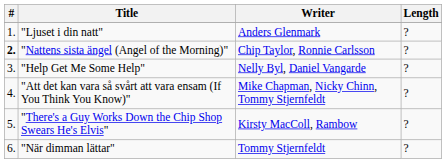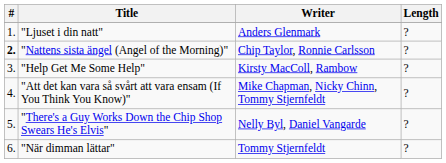(302, 68) Nelly Byl, Daniel Vangarde -> (298, 68) Kirsty MacColl, Rambow
(298, 124) Kirsty MacColl, Rambow -> (302, 124) Nelly Byl, Daniel Vangarde
